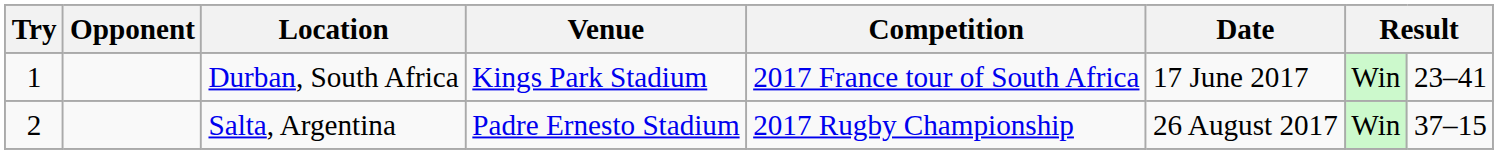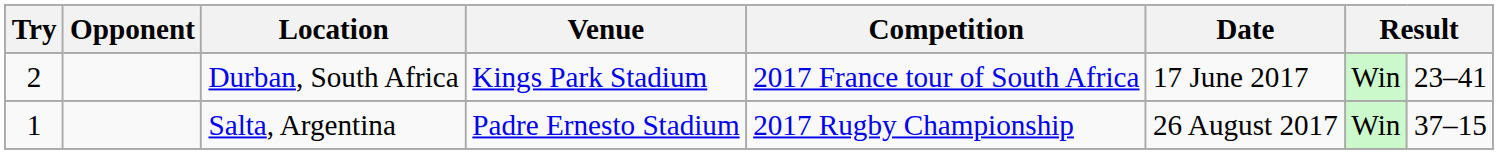(34, 76) 1 -> (34, 76) 2
(34, 124) 2 -> (34, 124) 1
